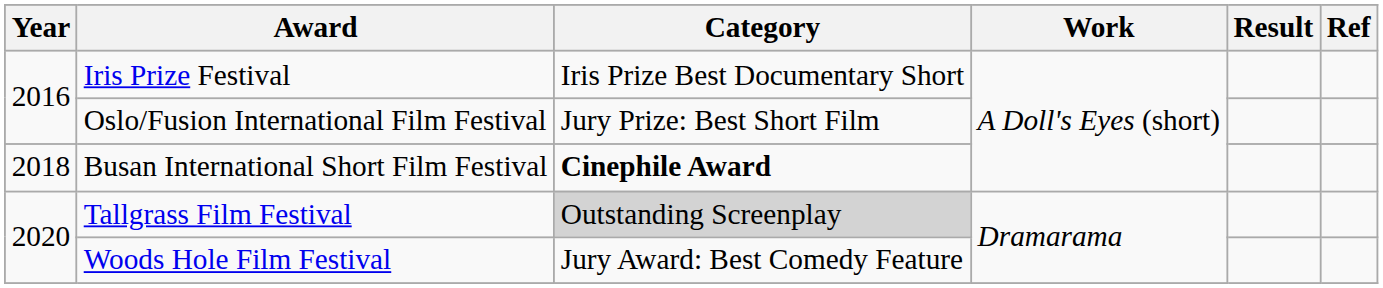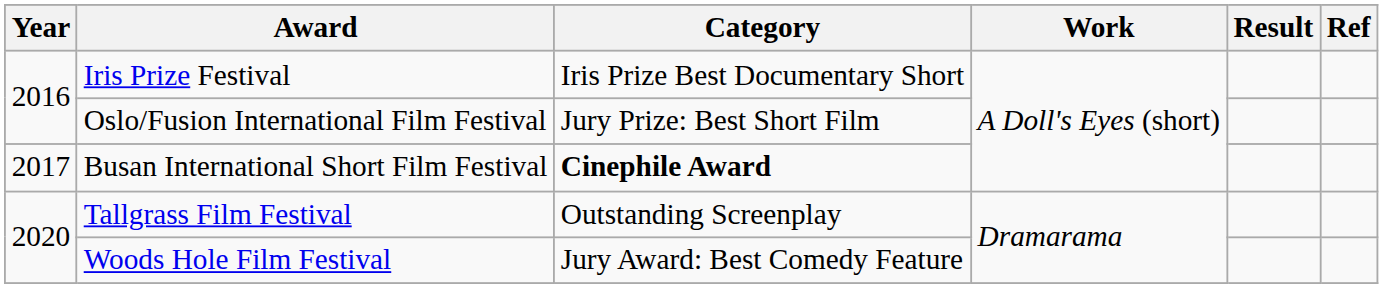(41, 167) 2018 -> (41, 167) 2017
(701, 213) lightgrey background -> (701, 213) no background
